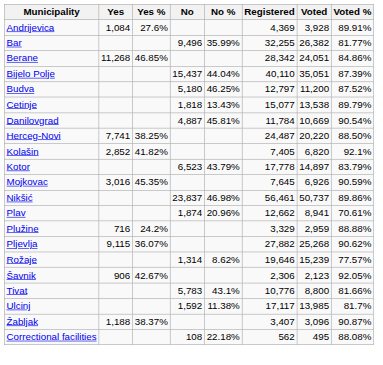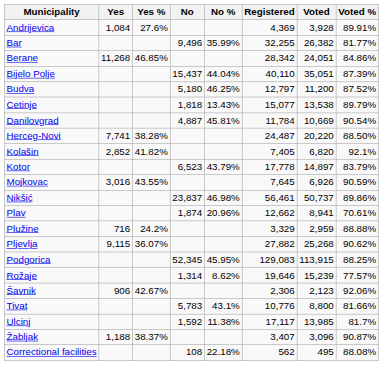(151, 136) 38.25% -> (151, 136) 38.28%
(151, 182) 45.35% -> (151, 182) 43.55%
+ row: (29, 259)
(355, 275) 92.05% -> (360, 290) 92.06%
